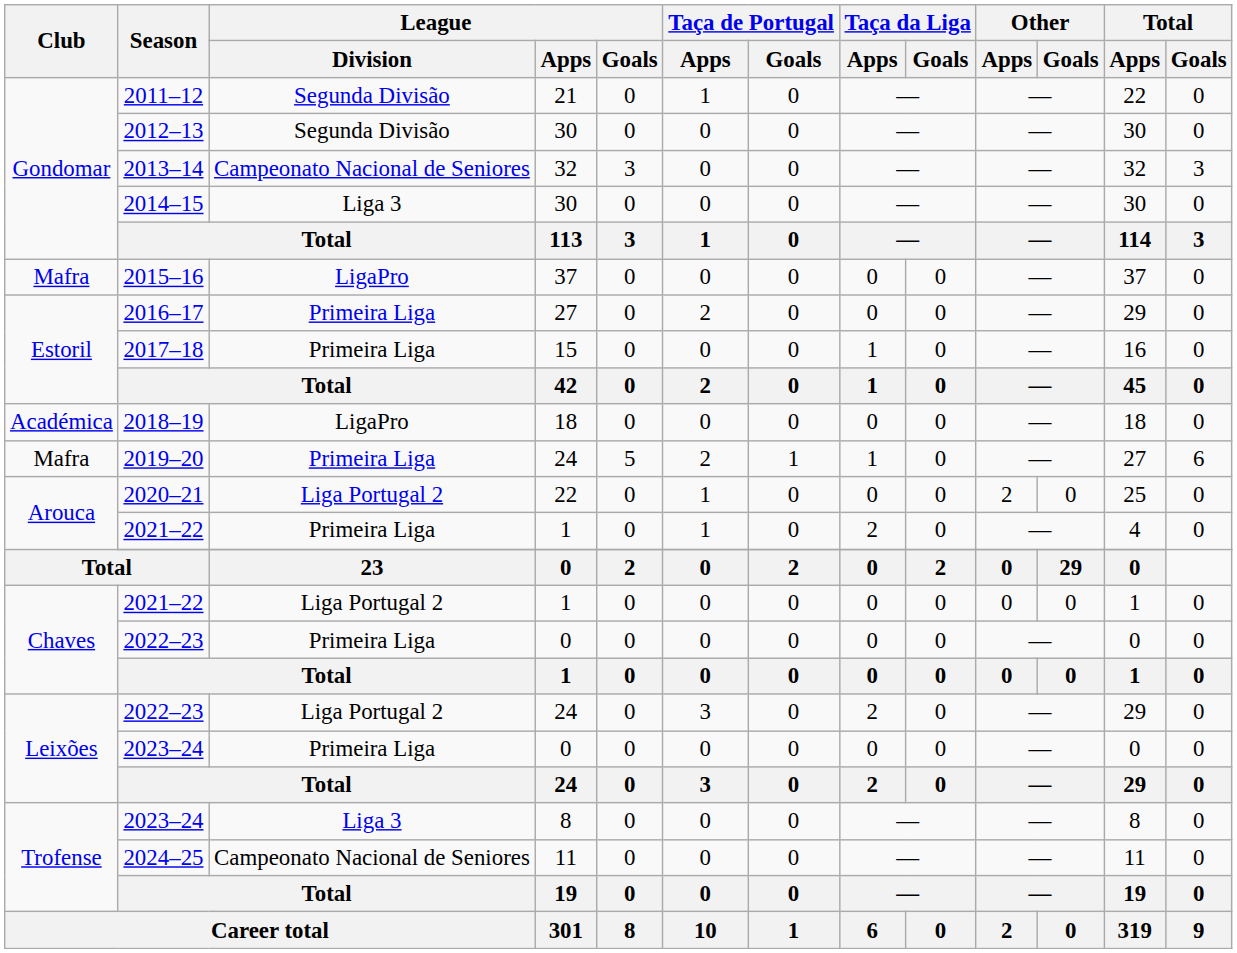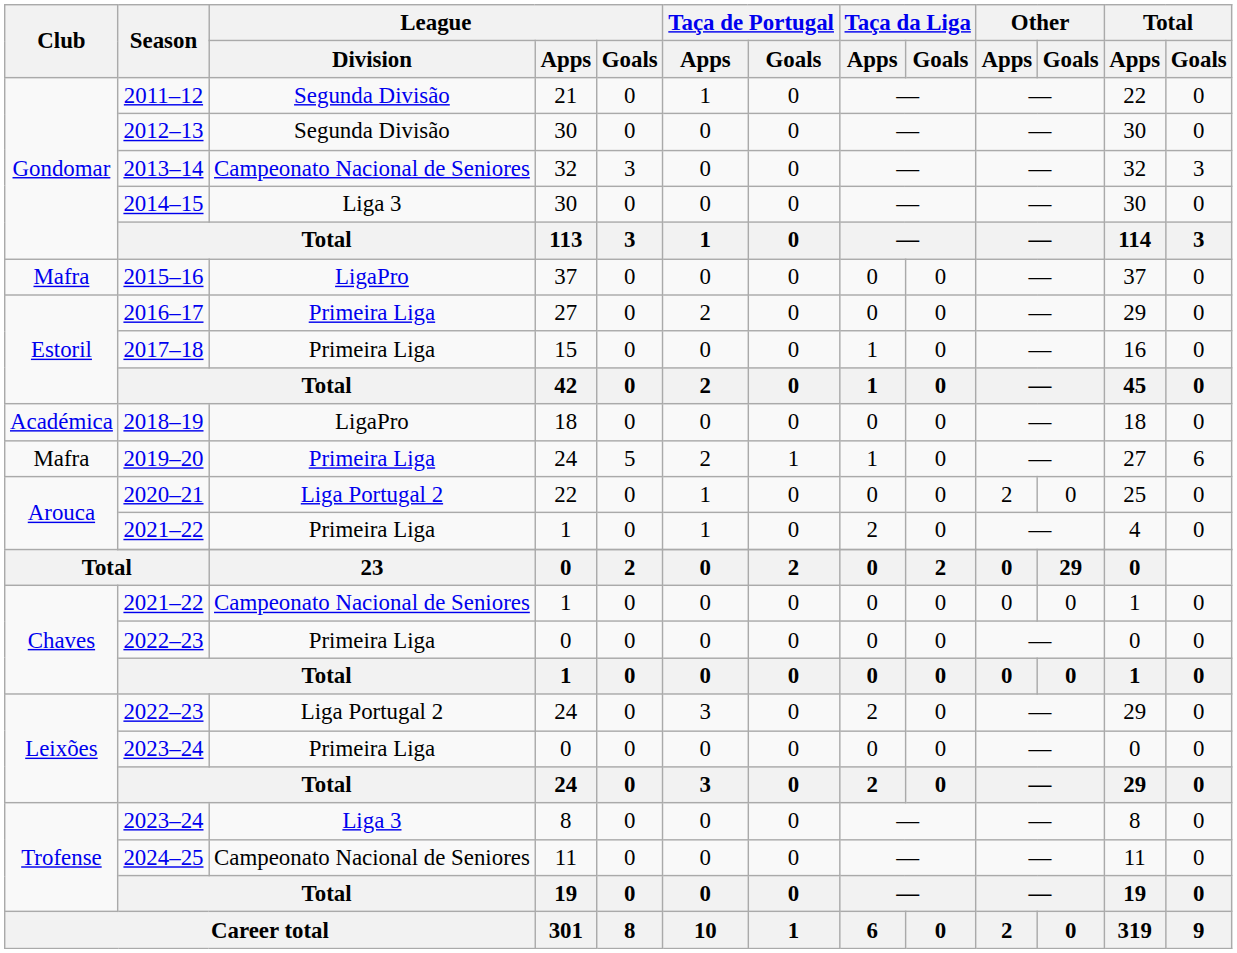(372, 603) Liga Portugal 2 -> (372, 603) Campeonato Nacional de Seniores
